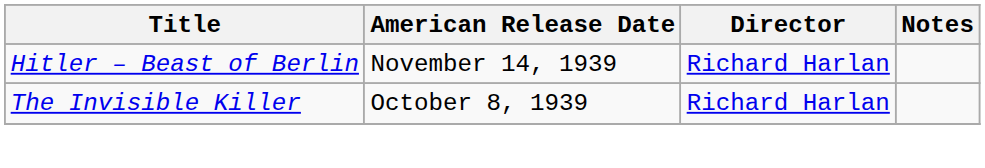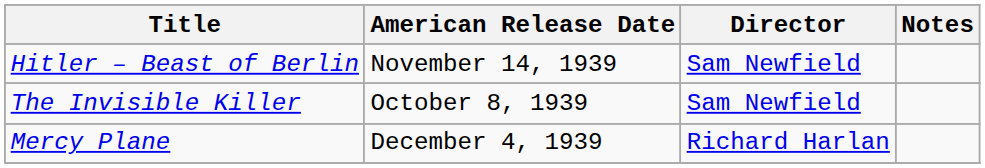(788, 64) Richard Harlan -> (774, 64) Sam Newfield
(788, 103) Richard Harlan -> (774, 103) Sam Newfield
+ row: (91, 143)
